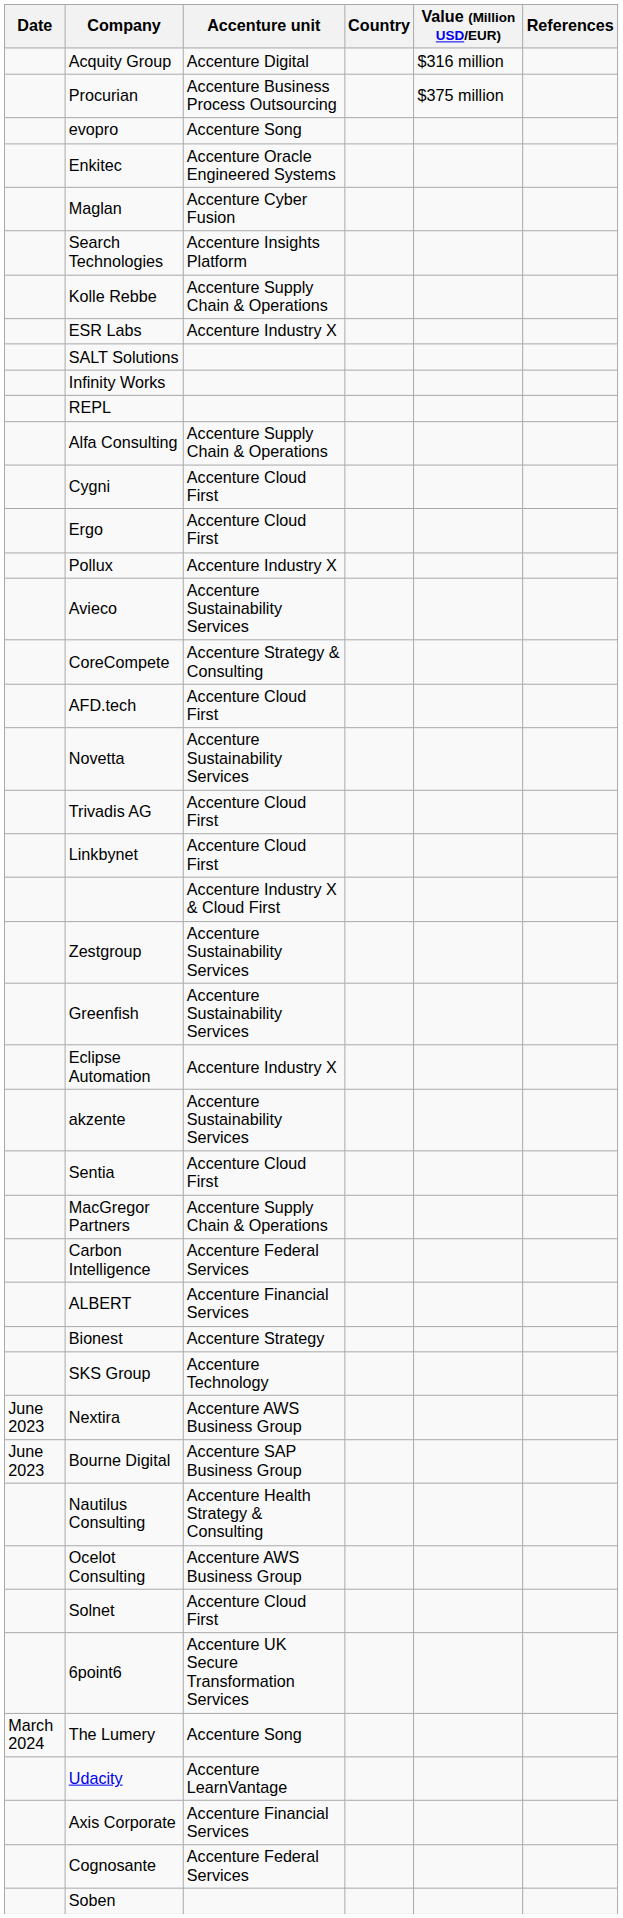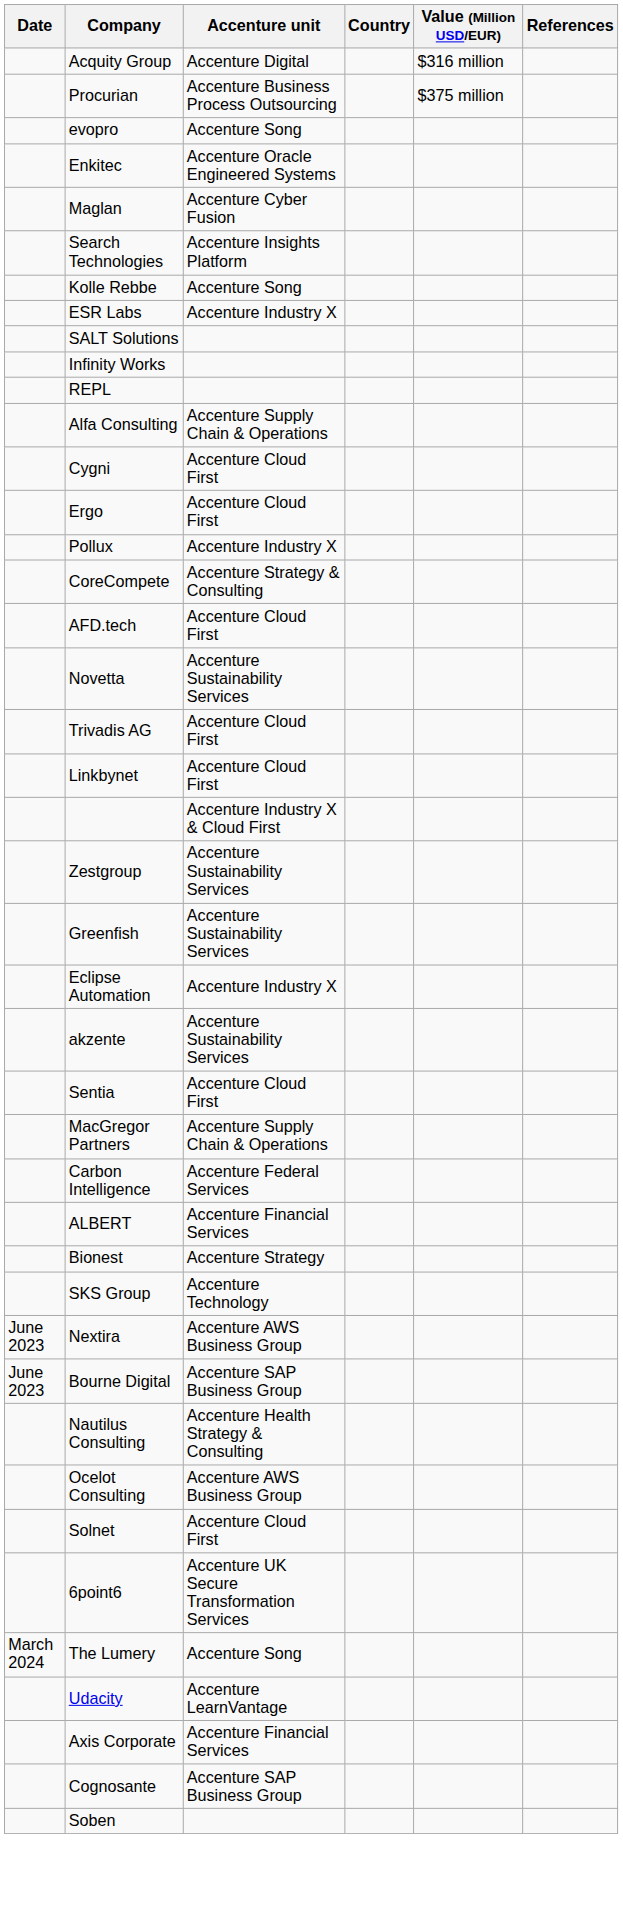(257, 296) Accenture Supply Chain & Operations -> (244, 287) Accenture Song
- row: (93, 609)
(253, 1866) Accenture Federal Services -> (244, 1786) Accenture SAP Business Group
